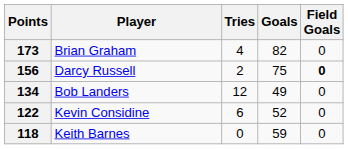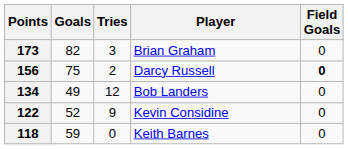columns swapped: (136, 22) <-> (279, 22)
(240, 50) 4 -> (112, 50) 3
(240, 112) 6 -> (112, 112) 9
